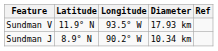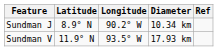rows swapped: (29, 39) <-> (29, 25)
